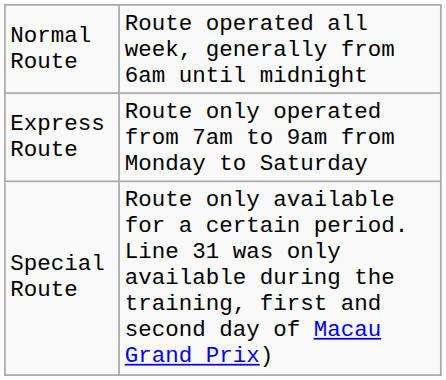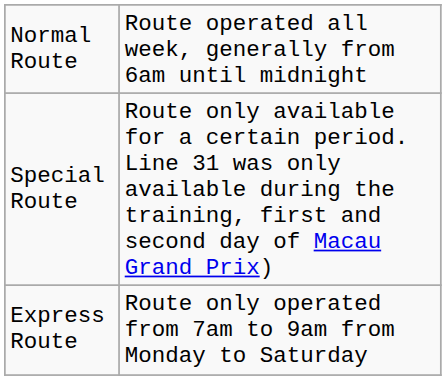rows swapped: (57, 138) <-> (57, 278)
